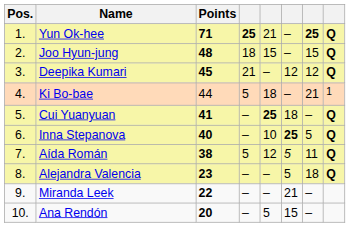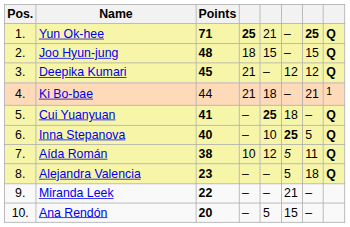(245, 94) 5 -> (249, 94) 21
(245, 154) 5 -> (249, 154) 10
